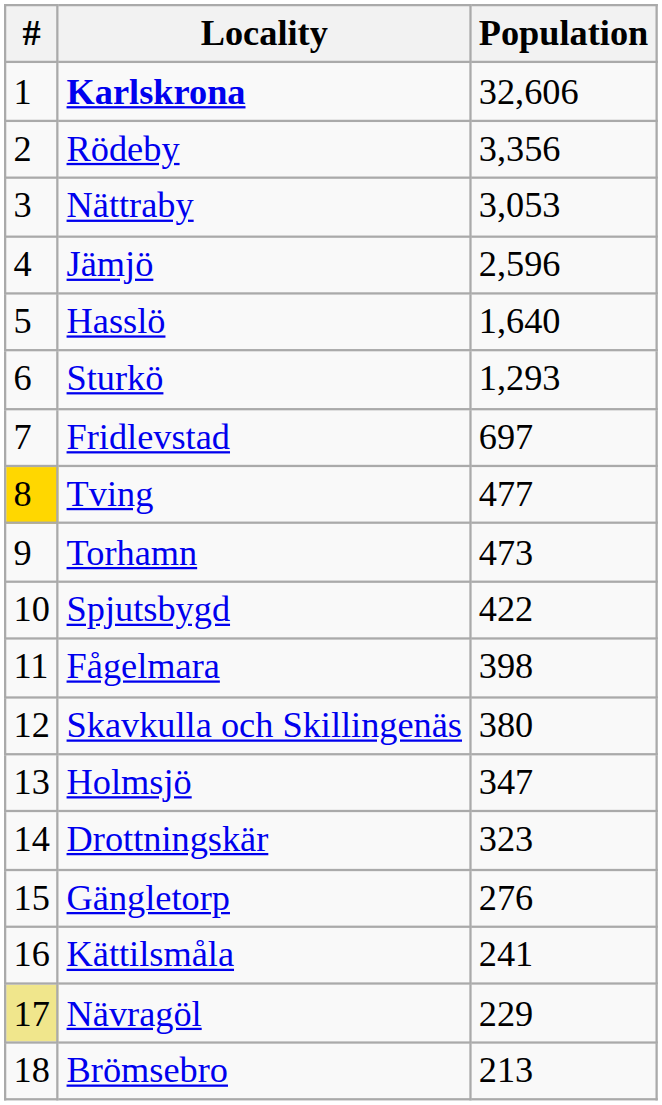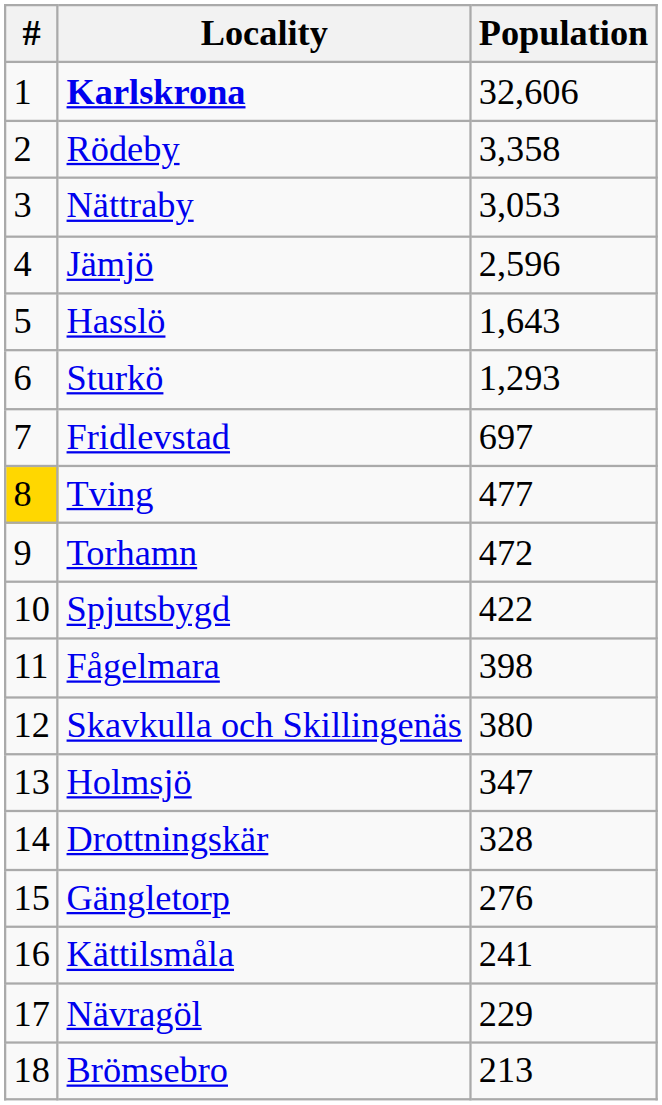(520, 148) 3,356 -> (520, 148) 3,358
(520, 321) 1,640 -> (520, 321) 1,643
(506, 551) 473 -> (506, 551) 472
(506, 839) 323 -> (506, 839) 328
(32, 1012) khaki background -> (32, 1012) no background
